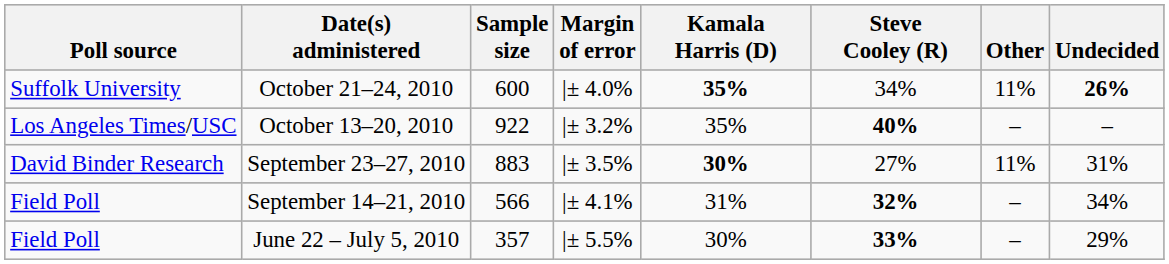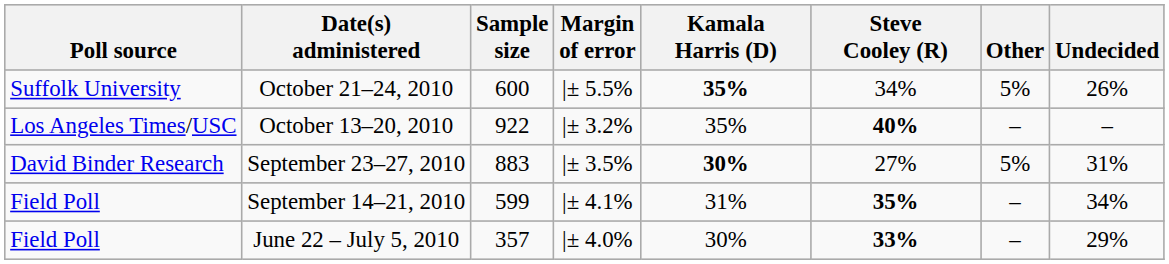(597, 88) |± 4.0% -> (597, 88) |± 5.5%
(1015, 88) 11% -> (1015, 88) 5%
(1107, 88) bold -> (1107, 88) normal
(1015, 164) 11% -> (1015, 164) 5%
(512, 201) 566 -> (512, 201) 599
(896, 201) 32% -> (896, 201) 35%
(597, 239) |± 5.5% -> (597, 239) |± 4.0%
